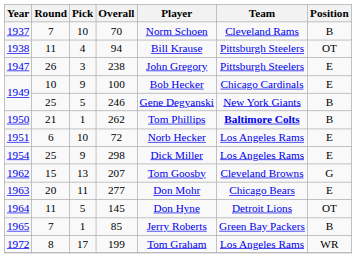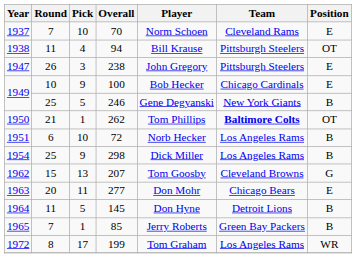(329, 31) B -> (329, 31) E
(329, 119) B -> (329, 119) OT
(329, 137) E -> (329, 137) B
(329, 155) E -> (329, 155) B
(329, 208) OT -> (329, 208) B
